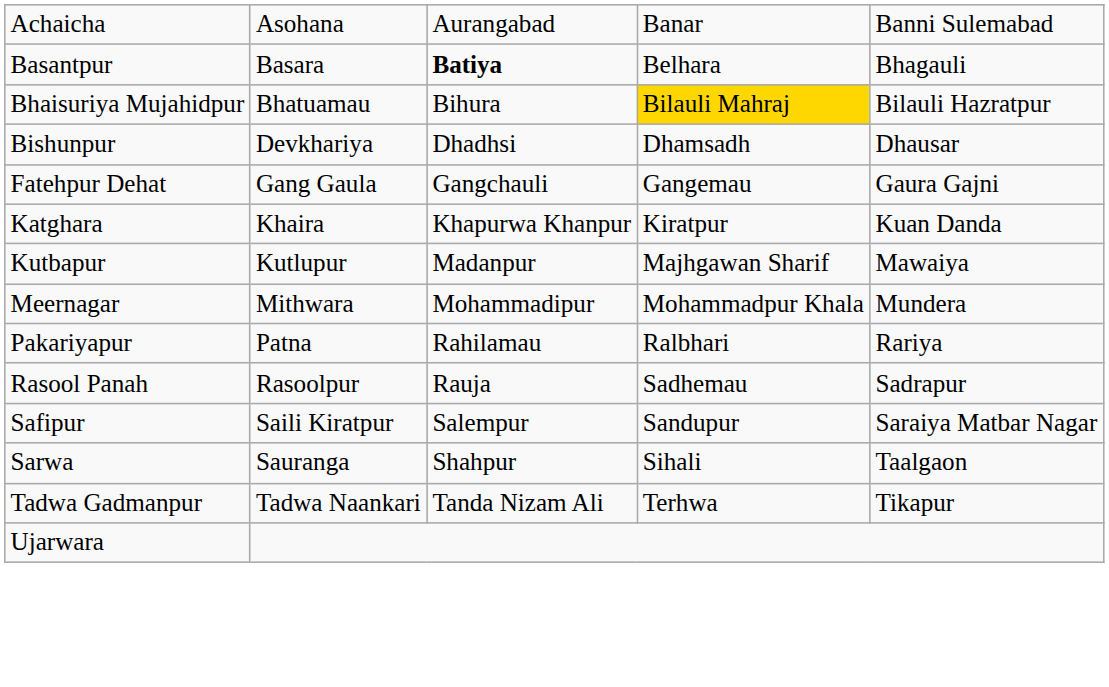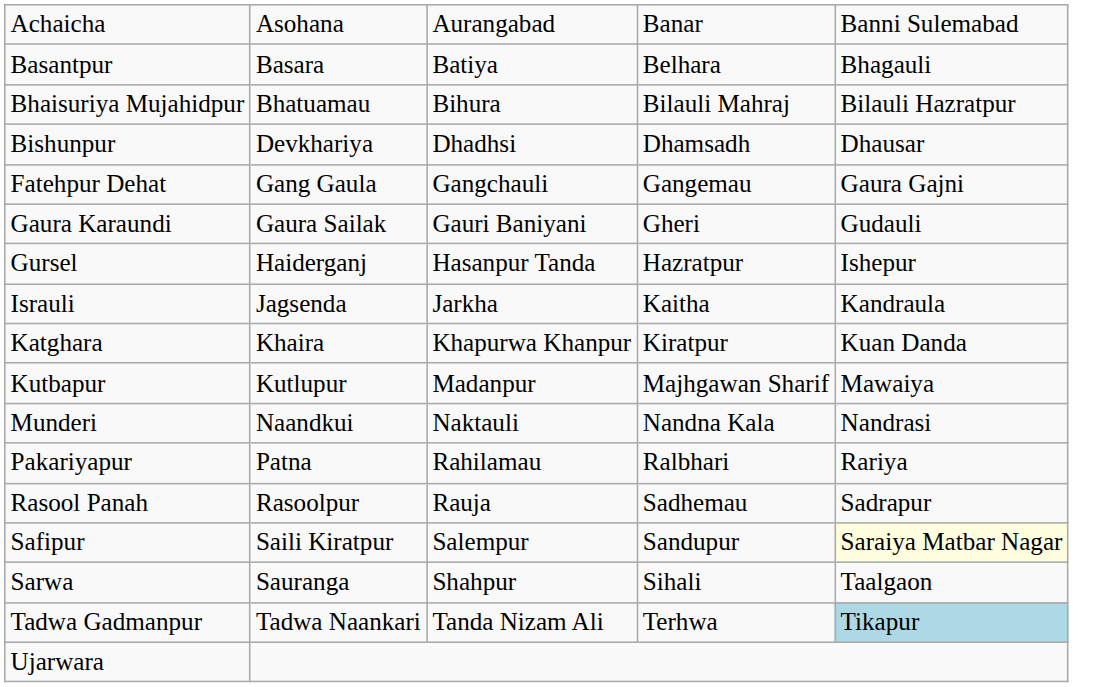(467, 64) bold -> (465, 64) normal
(716, 104) gold background -> (716, 104) no background
+ row: (91, 223)
+ row: (44, 263)
+ row: (43, 303)
- row: (65, 303)
+ row: (54, 422)
(986, 422) no background -> (952, 542) lightyellow background
(915, 502) no background -> (880, 622) lightblue background
